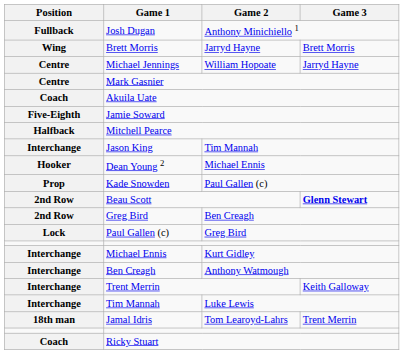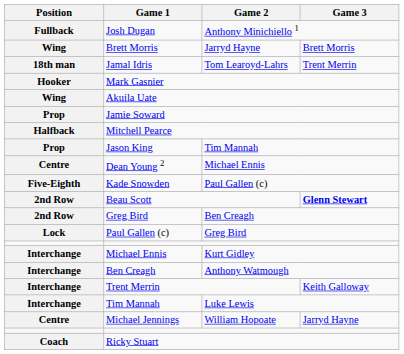rows swapped: (143, 65) <-> (129, 320)
(54, 81) Centre -> (54, 81) Hooker
(54, 98) Coach -> (54, 98) Wing
(54, 114) Five-Eighth -> (54, 114) Prop
(54, 147) Interchange -> (54, 147) Prop
(54, 165) Hooker -> (54, 165) Centre
(54, 183) Prop -> (54, 183) Five-Eighth
